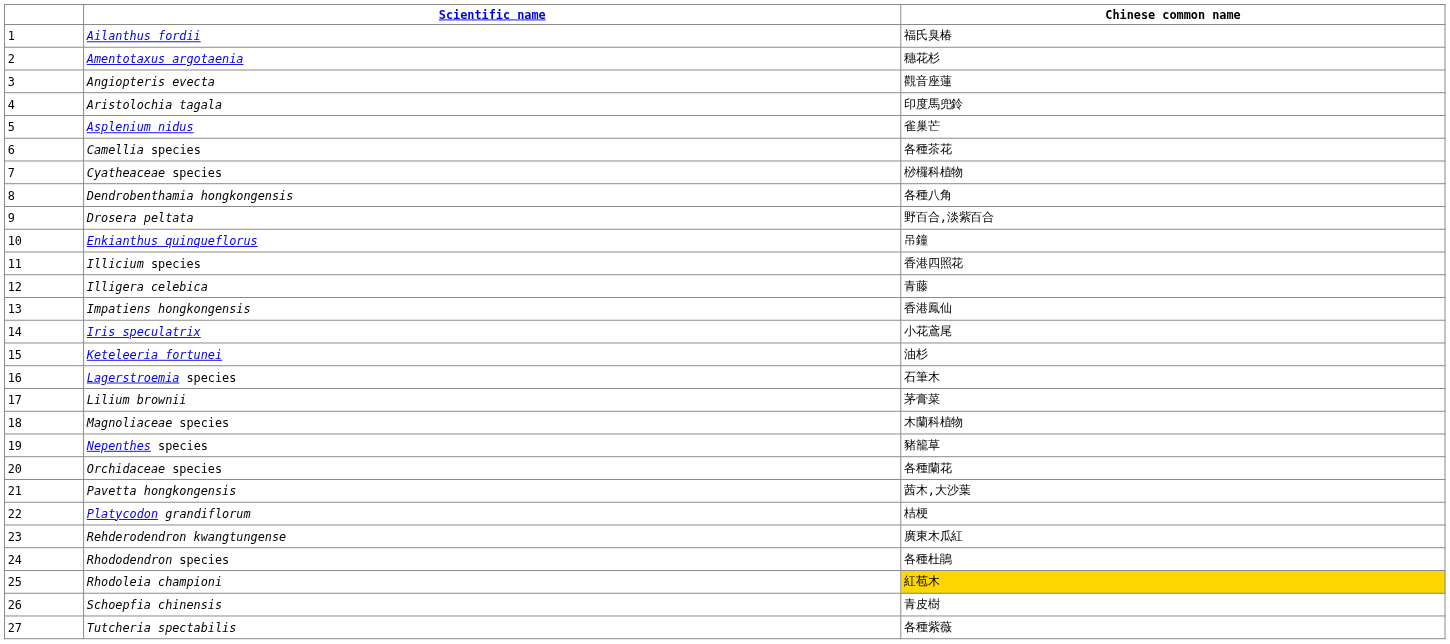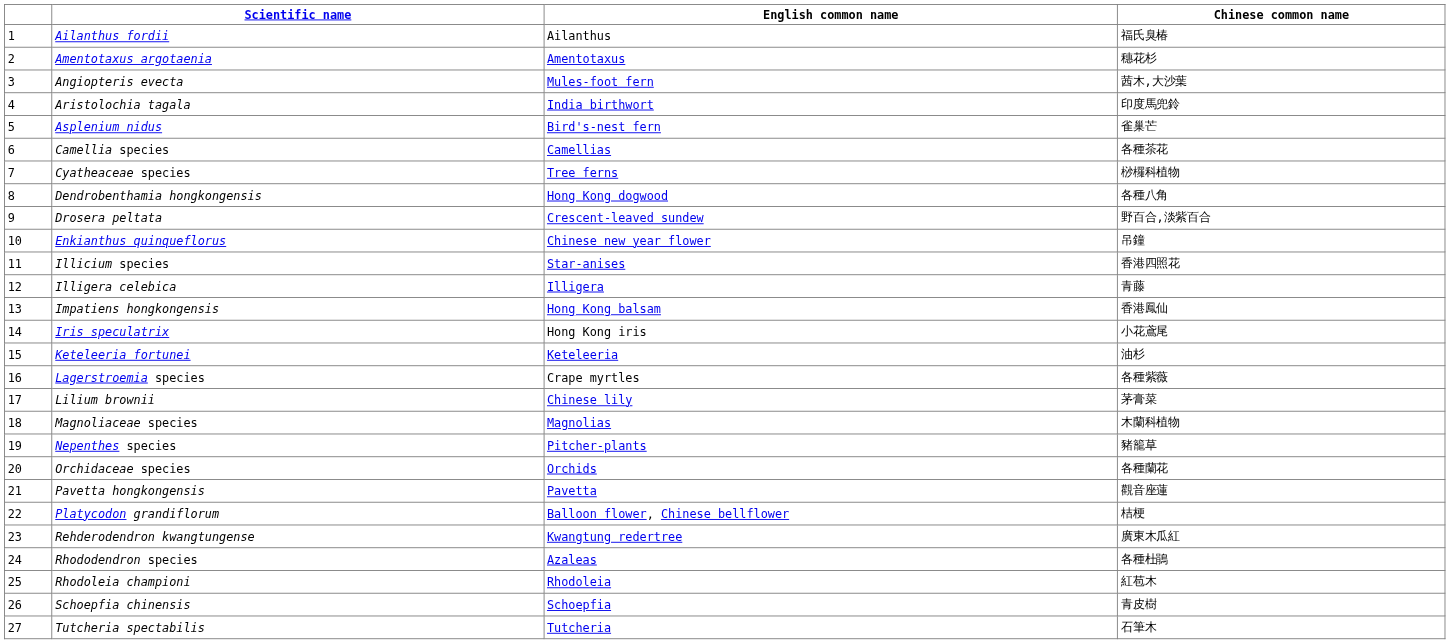+ column: (831, 14)
(928, 81) 觀音座蓮 -> (1154, 81) 茜木,大沙葉
(922, 377) 石筆木 -> (1145, 377) 各種紫薇
(937, 490) 茜木,大沙葉 -> (1145, 490) 觀音座蓮
(922, 581) gold background -> (1139, 581) no background
(928, 627) 各種紫薇 -> (1139, 627) 石筆木
